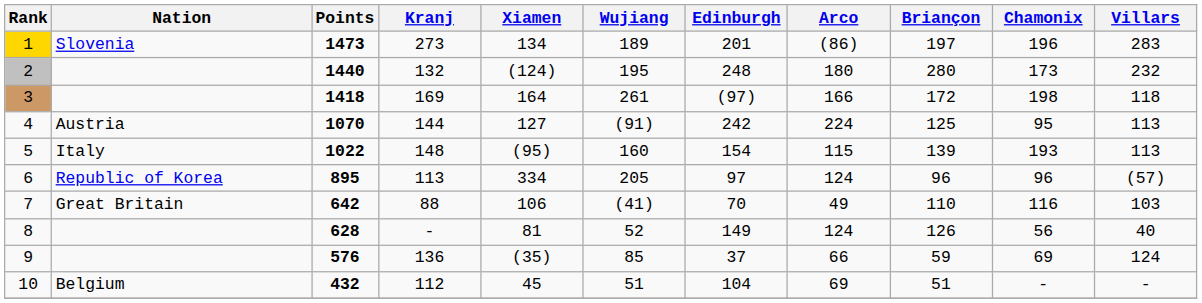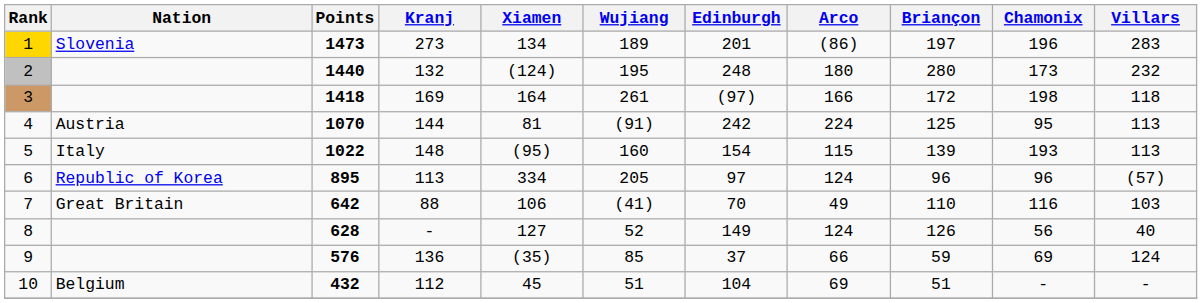(532, 125) 127 -> (532, 125) 81
(532, 232) 81 -> (532, 232) 127
